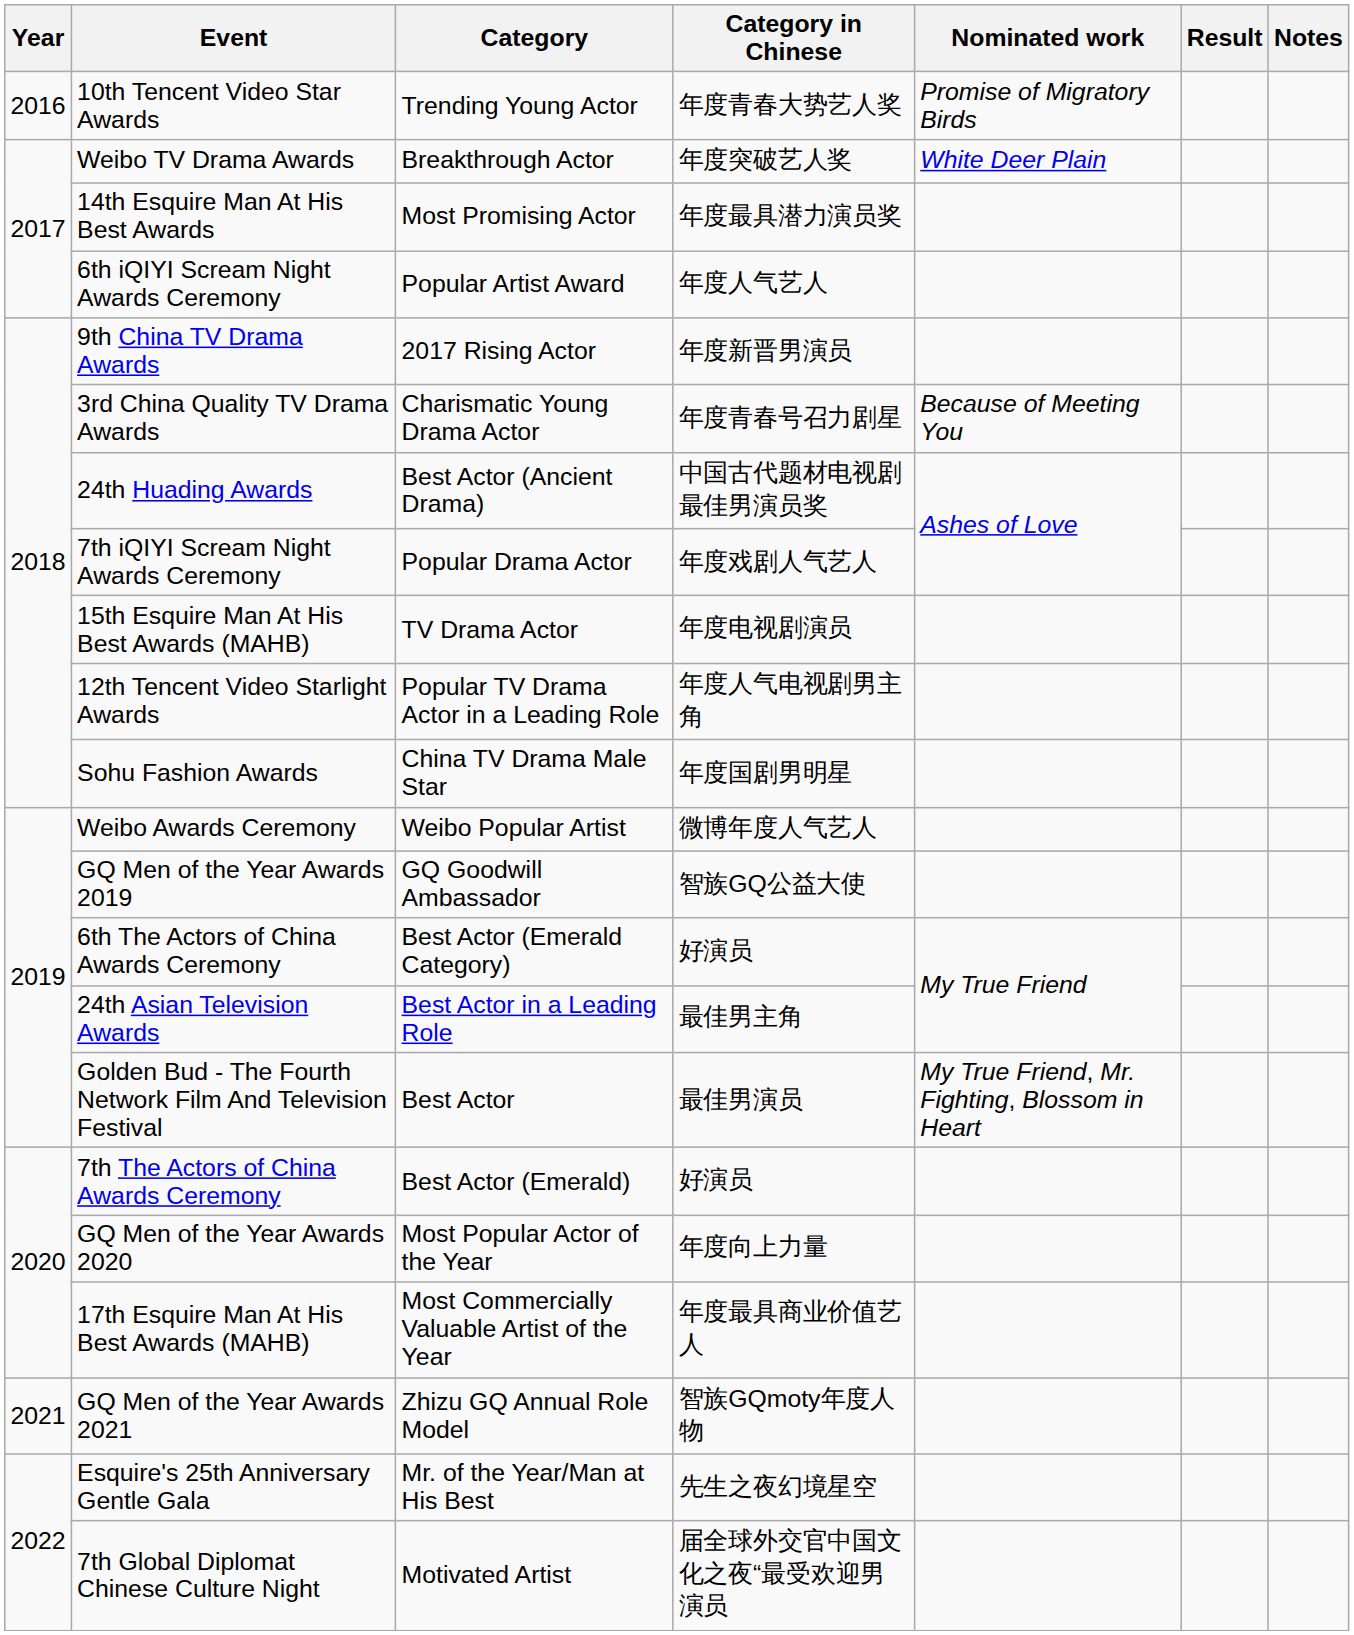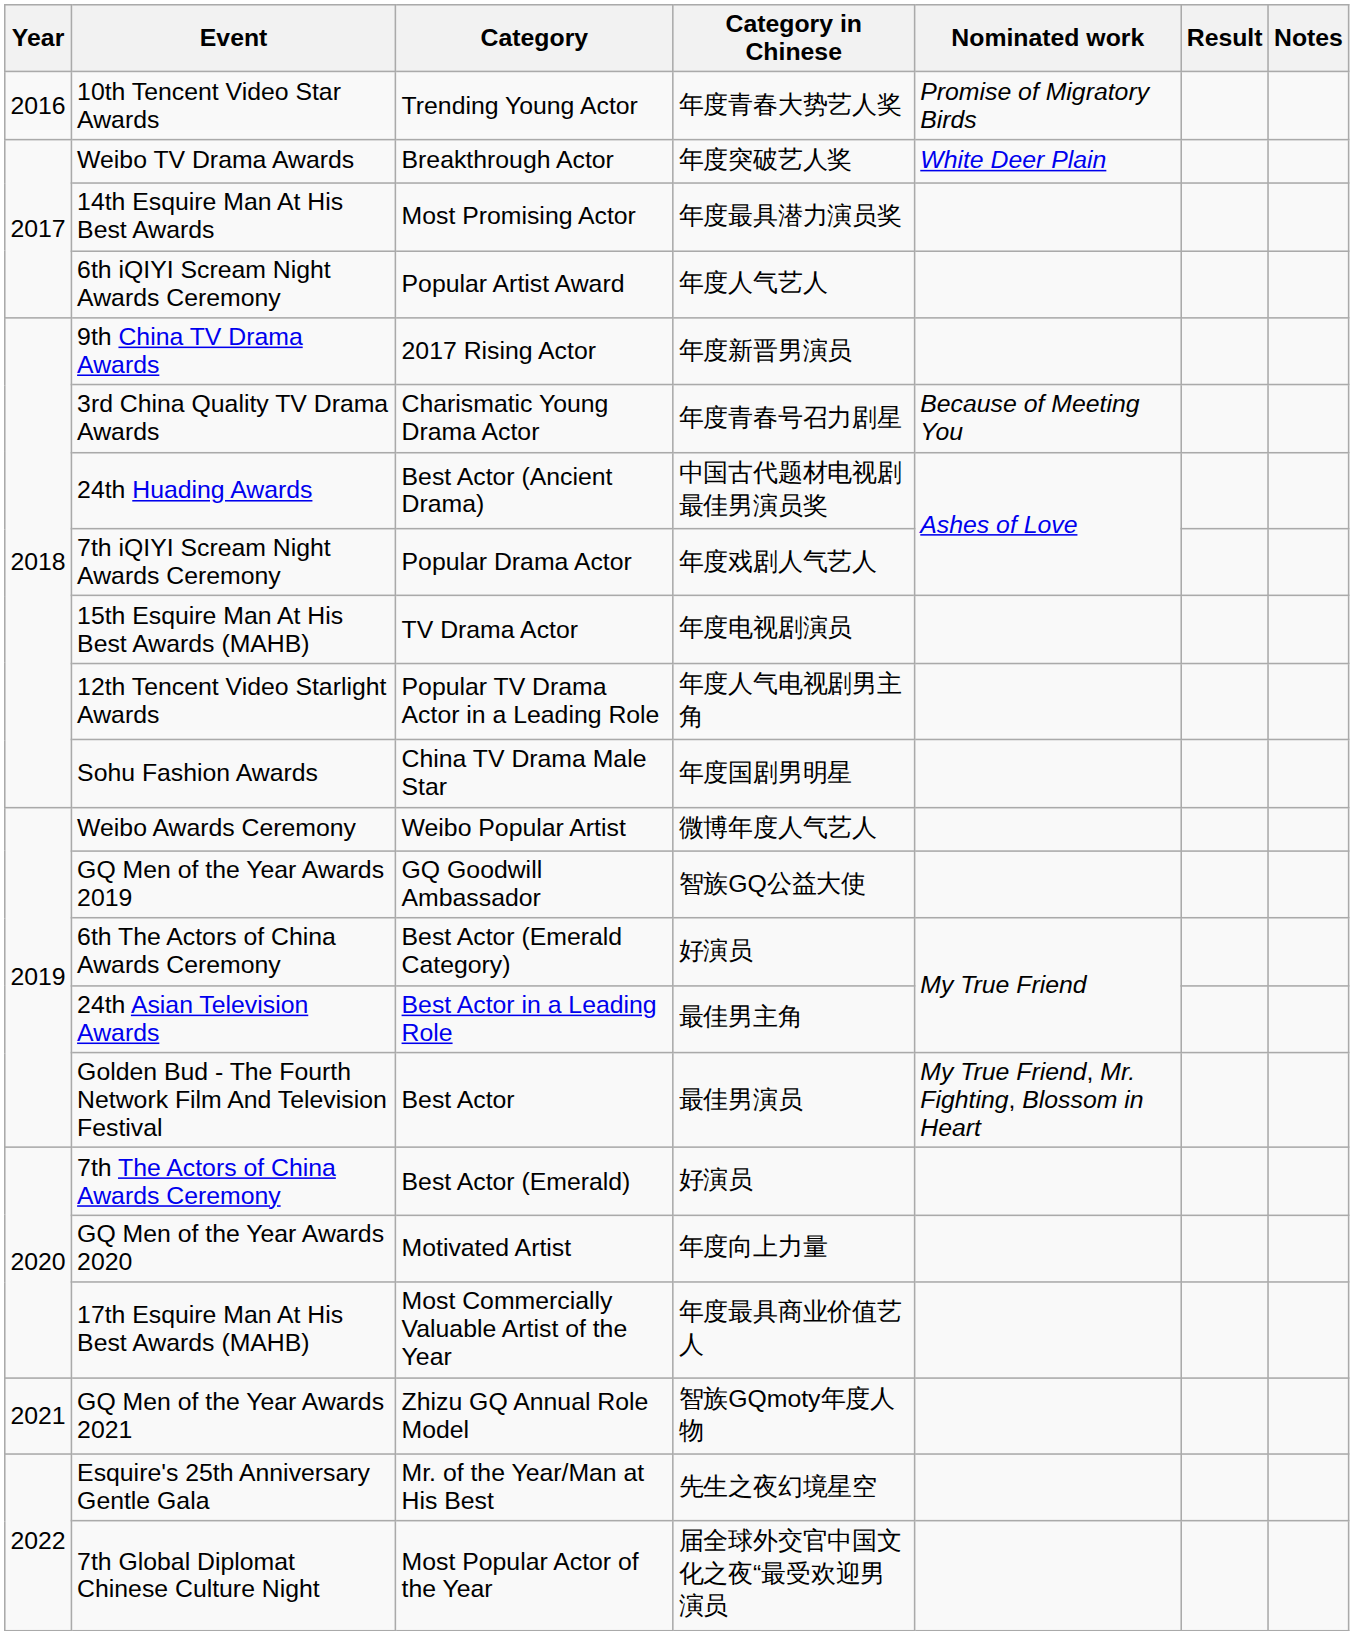(520, 1248) Most Popular Actor of the Year -> (486, 1248) Motivated Artist
(486, 1575) Motivated Artist -> (520, 1575) Most Popular Actor of the Year
